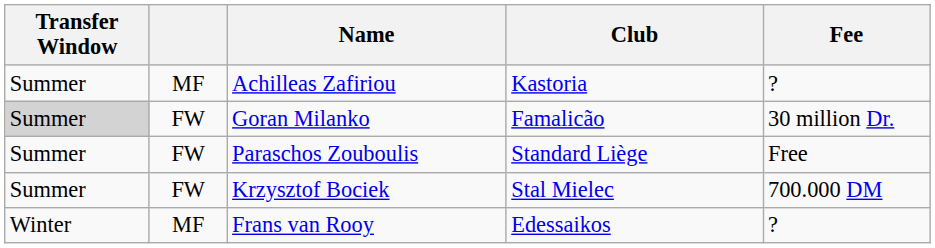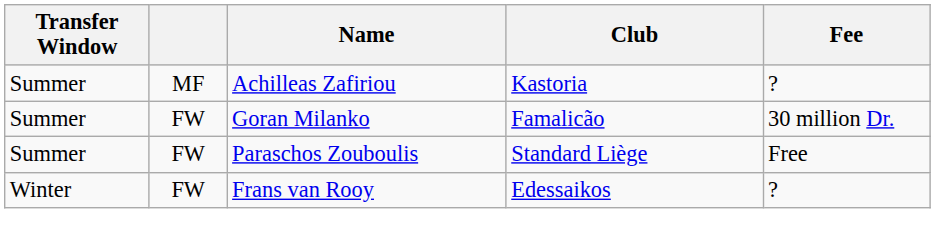(48, 118) lightgrey background -> (48, 118) no background
- row: (311, 189)
(188, 225) MF -> (188, 189) FW
